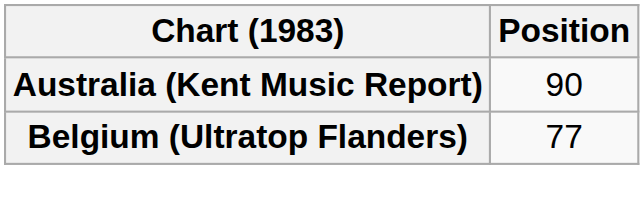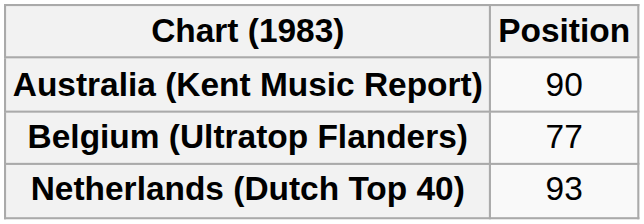+ row: (248, 190)
